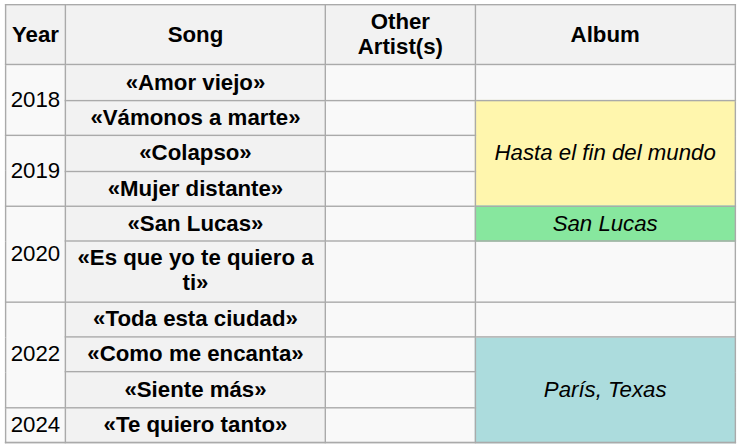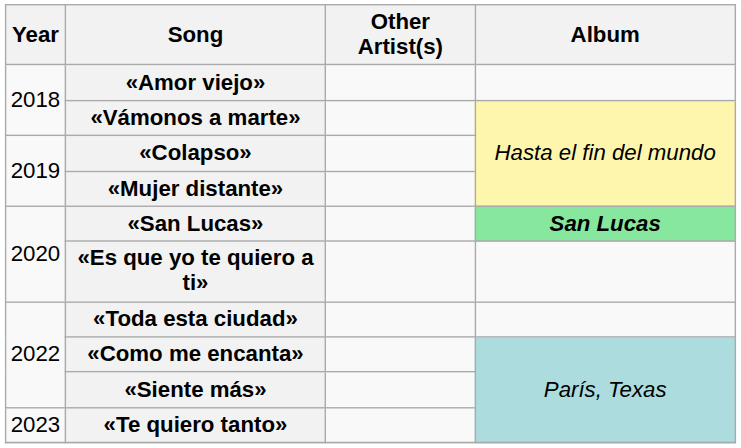(605, 223) normal -> (605, 223) bold
(35, 424) 2024 -> (35, 424) 2023
